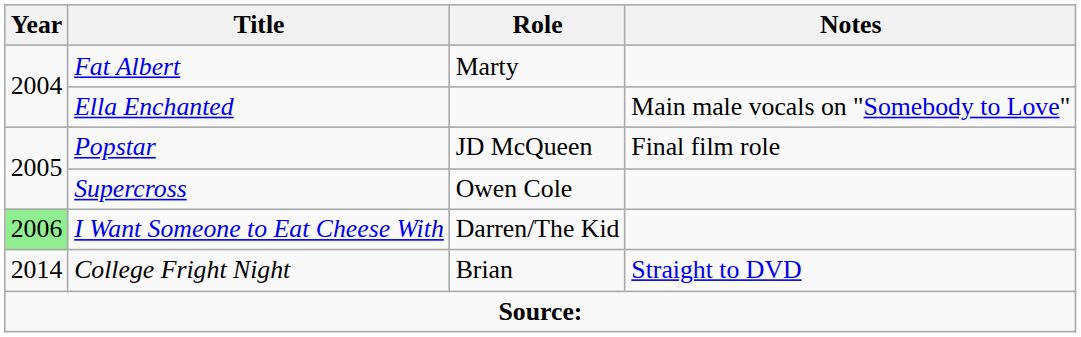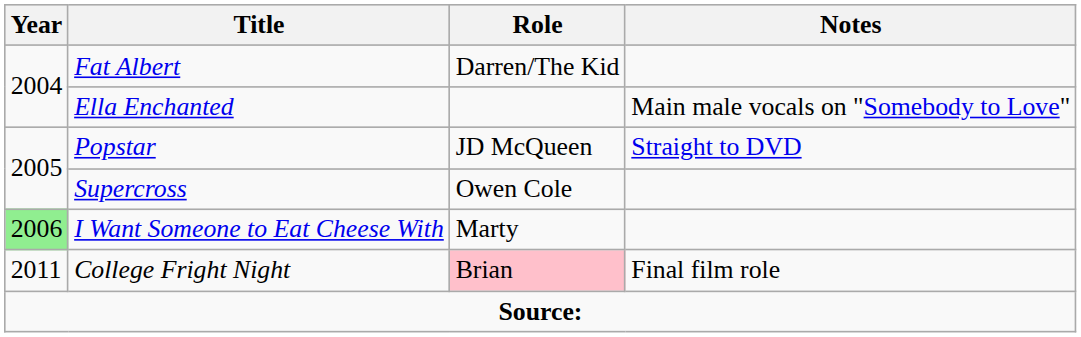(487, 65) Marty -> (538, 65) Darren/The Kid
(706, 147) Final film role -> (716, 147) Straight to DVD
(538, 229) Darren/The Kid -> (487, 229) Marty
(37, 270) 2014 -> (36, 270) 2011
(484, 270) no background -> (484, 270) pink background
(716, 270) Straight to DVD -> (706, 270) Final film role
